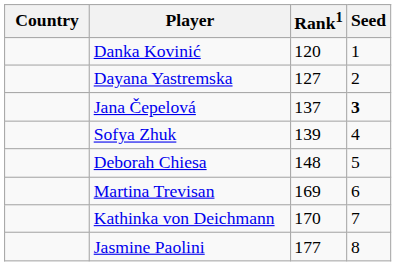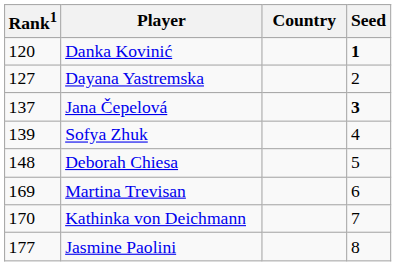columns swapped: (47, 20) <-> (319, 20)
(355, 51) normal -> (355, 51) bold
